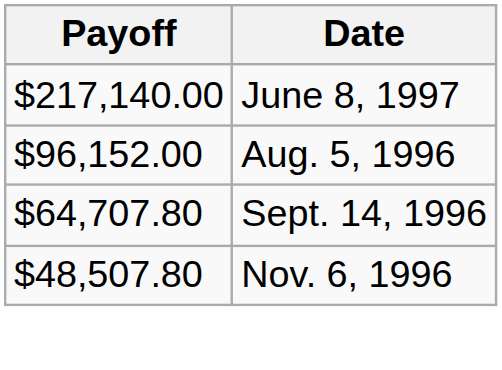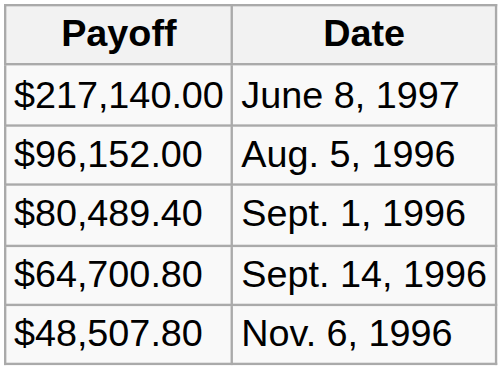+ row: (354, 214)
(108, 214) $64,707.80 -> (108, 273) $64,700.80
